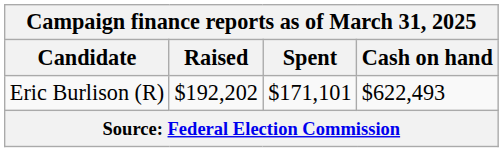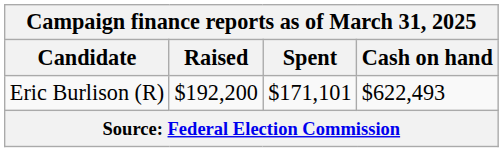(216, 92) $192,202 -> (216, 92) $192,200
